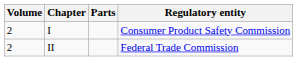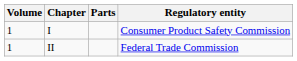(10, 30) 2 -> (10, 30) 1
(10, 47) 2 -> (10, 47) 1
